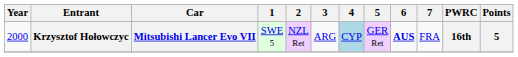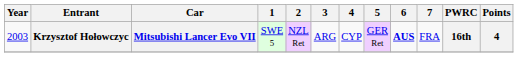(18, 36) 2000 -> (18, 36) 2003
(352, 36) lightblue background -> (352, 36) no background
(497, 36) 5 -> (497, 36) 4
